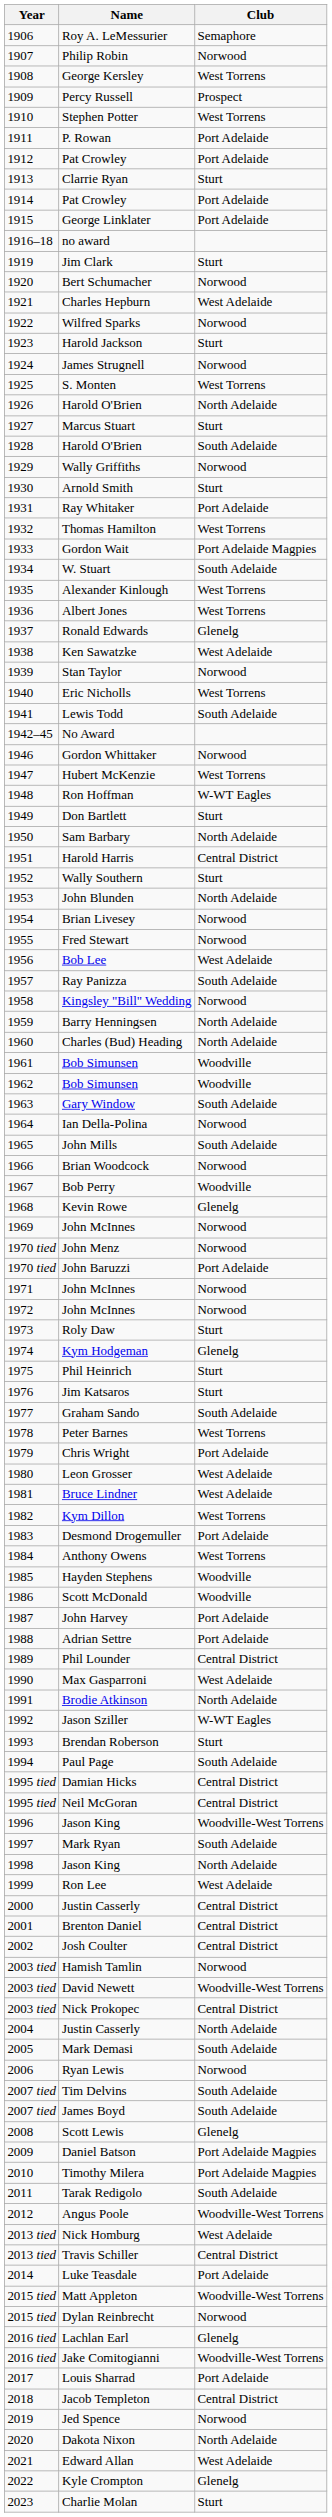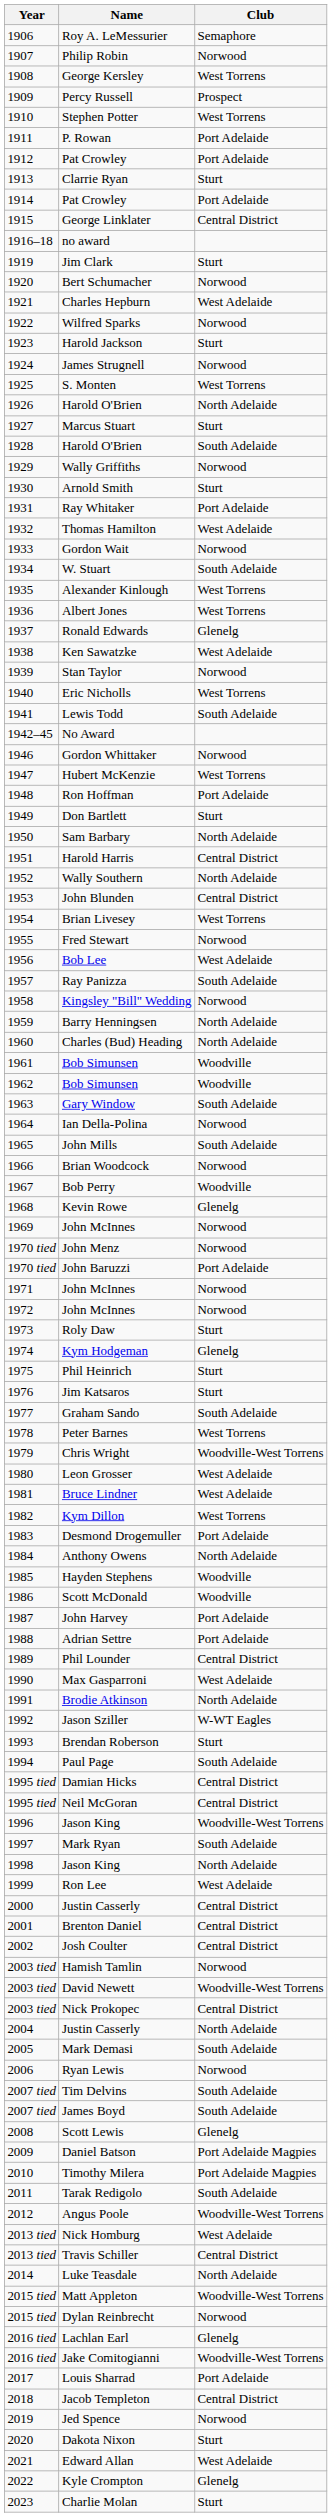(233, 220) Port Adelaide -> (238, 220) Central District
(231, 528) West Torrens -> (235, 528) West Adelaide
(257, 549) Port Adelaide Magpies -> (222, 549) Norwood
(234, 795) W-WT Eagles -> (233, 795) Port Adelaide
(210, 878) Sturt -> (237, 878) North Adelaide
(237, 898) North Adelaide -> (238, 898) Central District
(222, 919) Norwood -> (231, 919) West Torrens
(233, 1453) Port Adelaide -> (260, 1453) Woodville-West Torrens
(231, 1556) West Torrens -> (237, 1556) North Adelaide
(233, 2275) Port Adelaide -> (237, 2275) North Adelaide
(237, 2440) North Adelaide -> (210, 2440) Sturt
